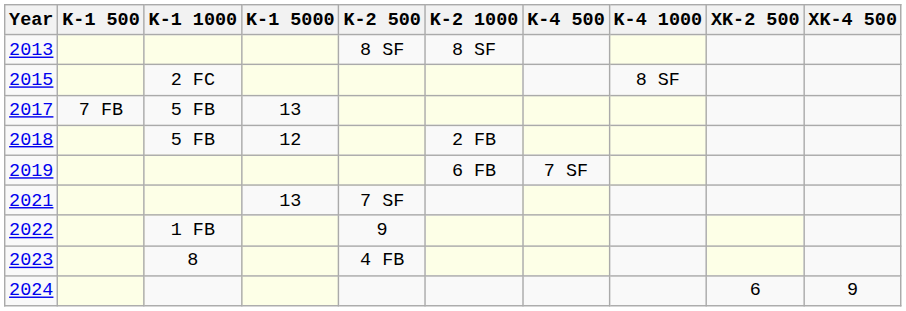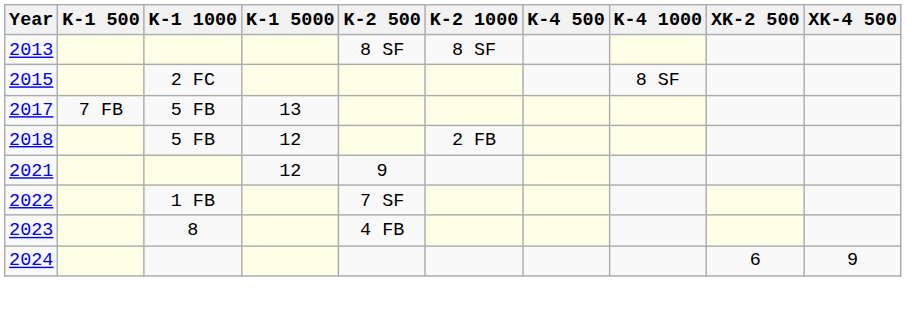- row: (31, 170)
(290, 200) 13 -> (290, 170) 12
(382, 200) 7 SF -> (382, 170) 9
(382, 230) 9 -> (382, 200) 7 SF
